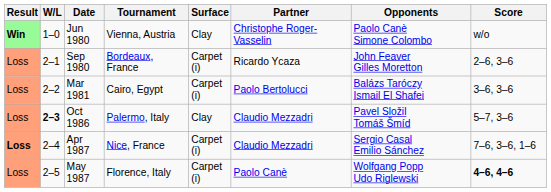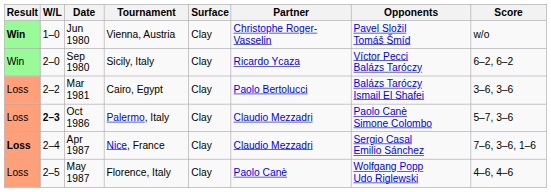(393, 34) Paolo Canè Simone Colombo -> (382, 34) Pavel Složil Tomáš Šmíd
+ row: (130, 62)
- row: (130, 62)
(207, 90) Carpet (i) -> (202, 90) Clay
(382, 117) Pavel Složil Tomáš Šmíd -> (393, 117) Paolo Canè Simone Colombo
(207, 145) Carpet (i) -> (202, 145) Clay
(207, 173) Carpet (i) -> (202, 173) Clay
(493, 173) bold -> (493, 173) normal
